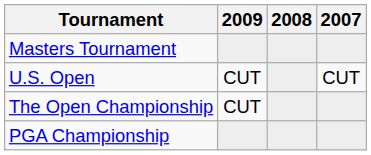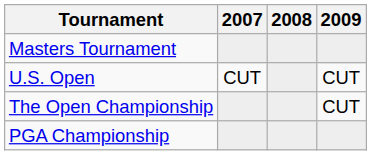columns swapped: (341, 19) <-> (242, 19)
